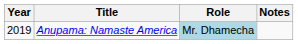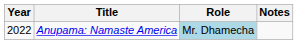(19, 30) 2019 -> (19, 30) 2022
